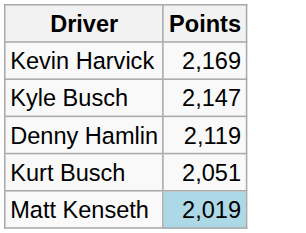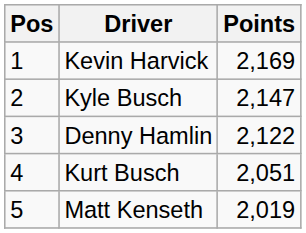+ column: (32, 24)
(212, 136) 2,119 -> (266, 136) 2,122
(212, 210) lightblue background -> (266, 210) no background
